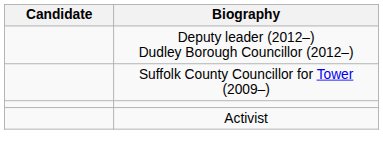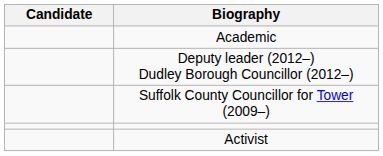+ row: (246, 37)
